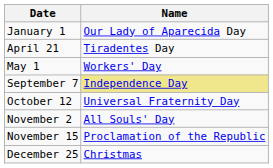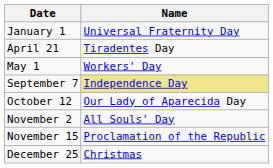(165, 31) Our Lady of Aparecida Day -> (162, 31) Universal Fraternity Day
(162, 101) Universal Fraternity Day -> (165, 101) Our Lady of Aparecida Day
